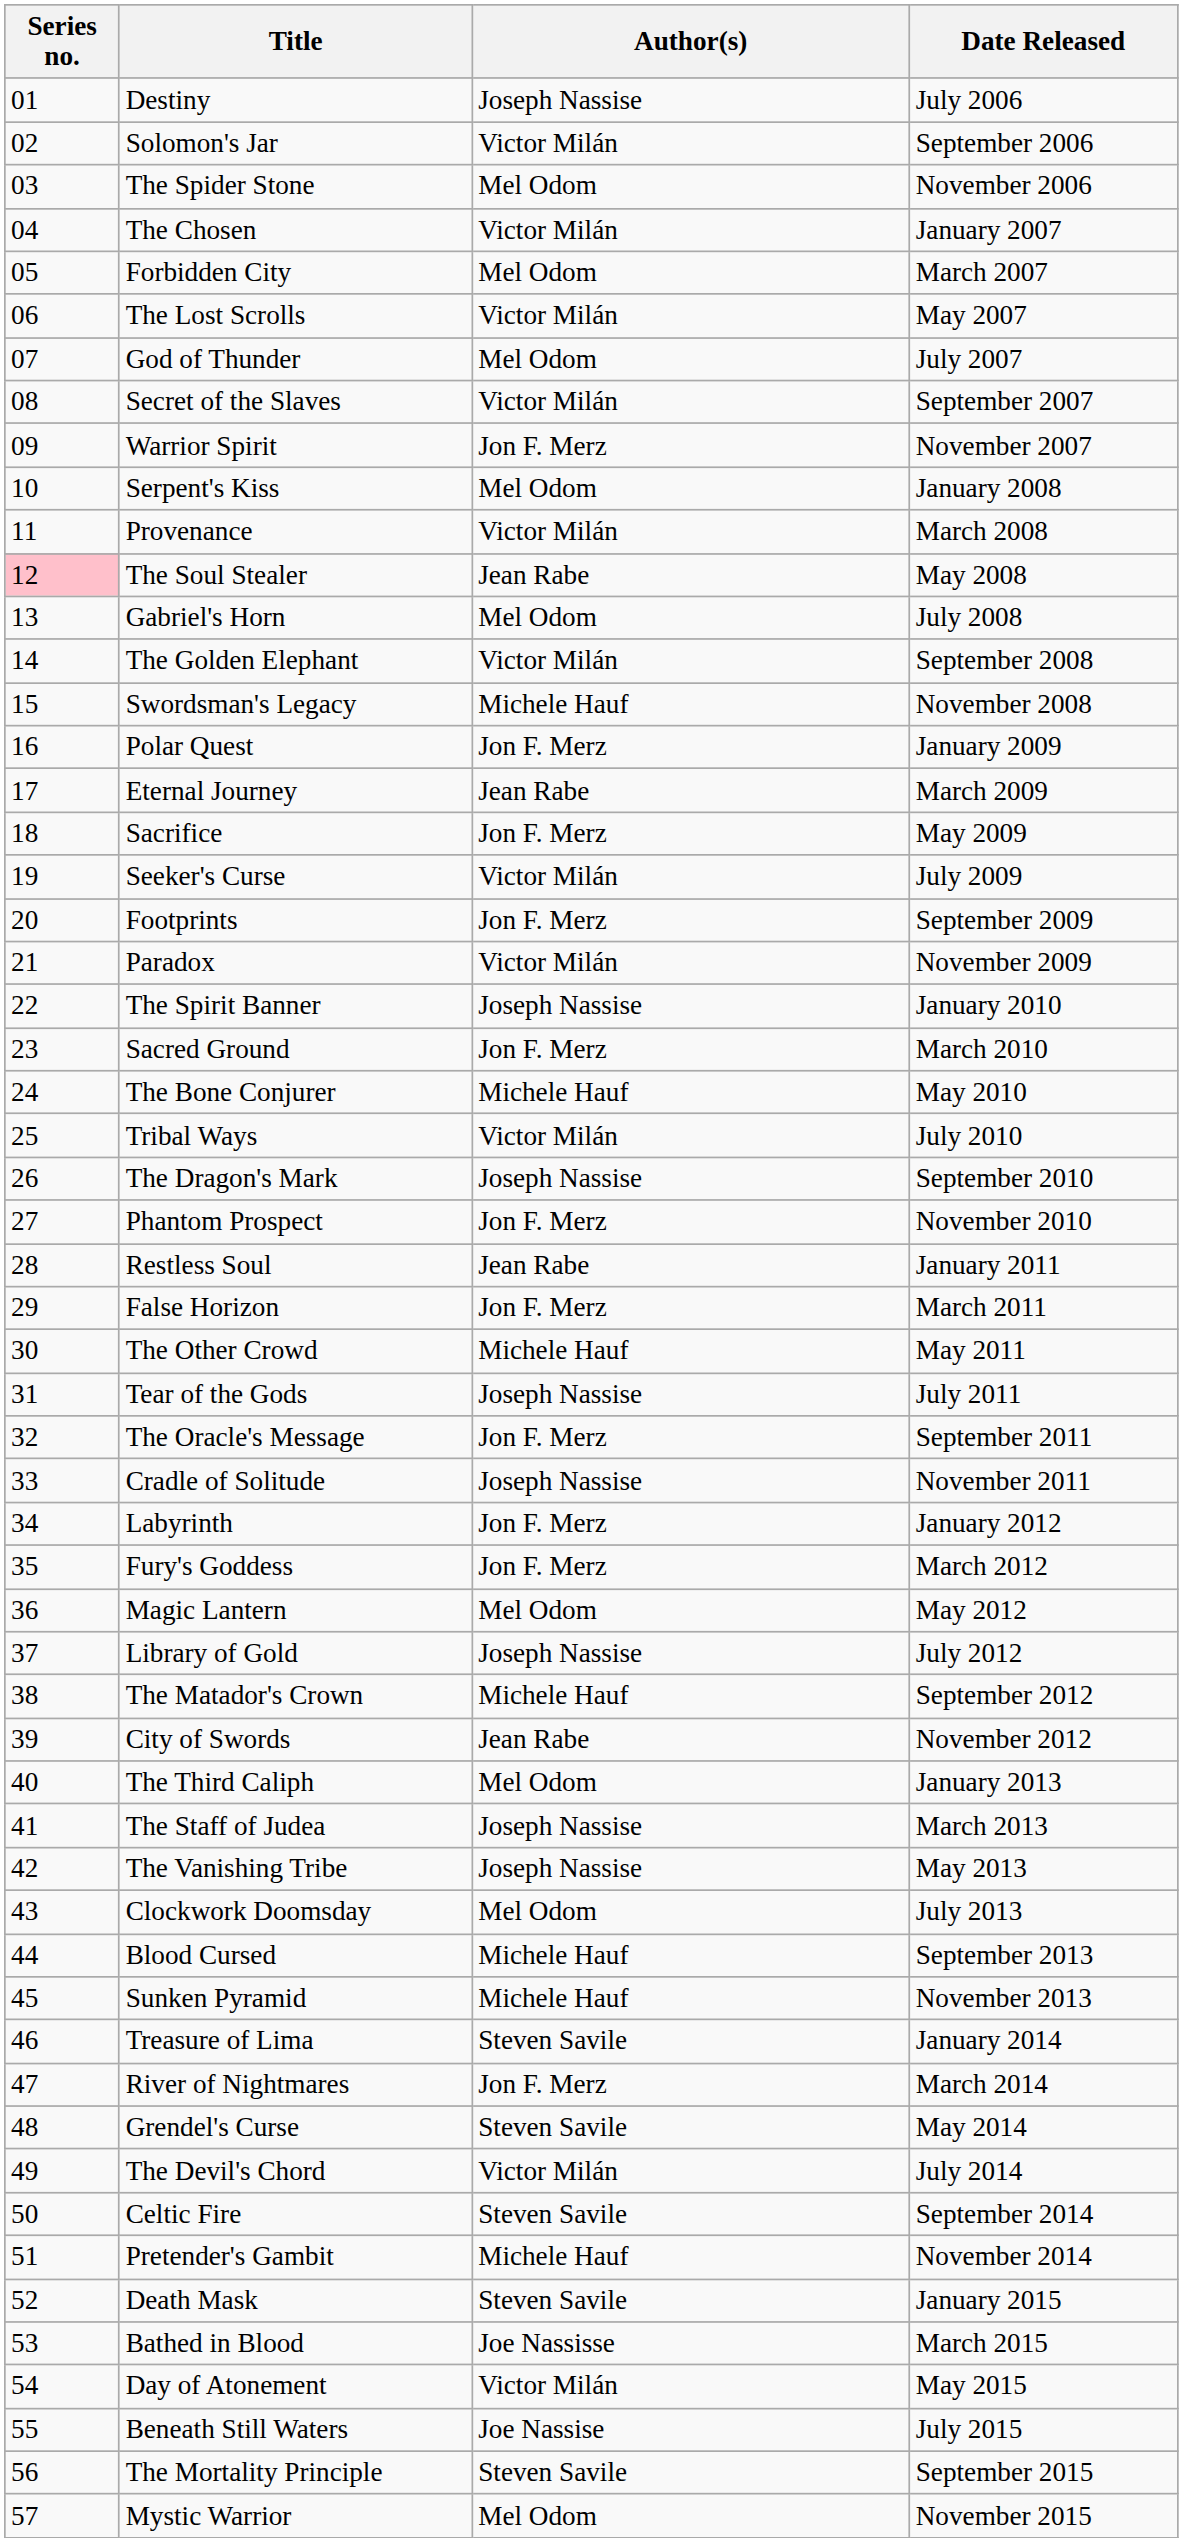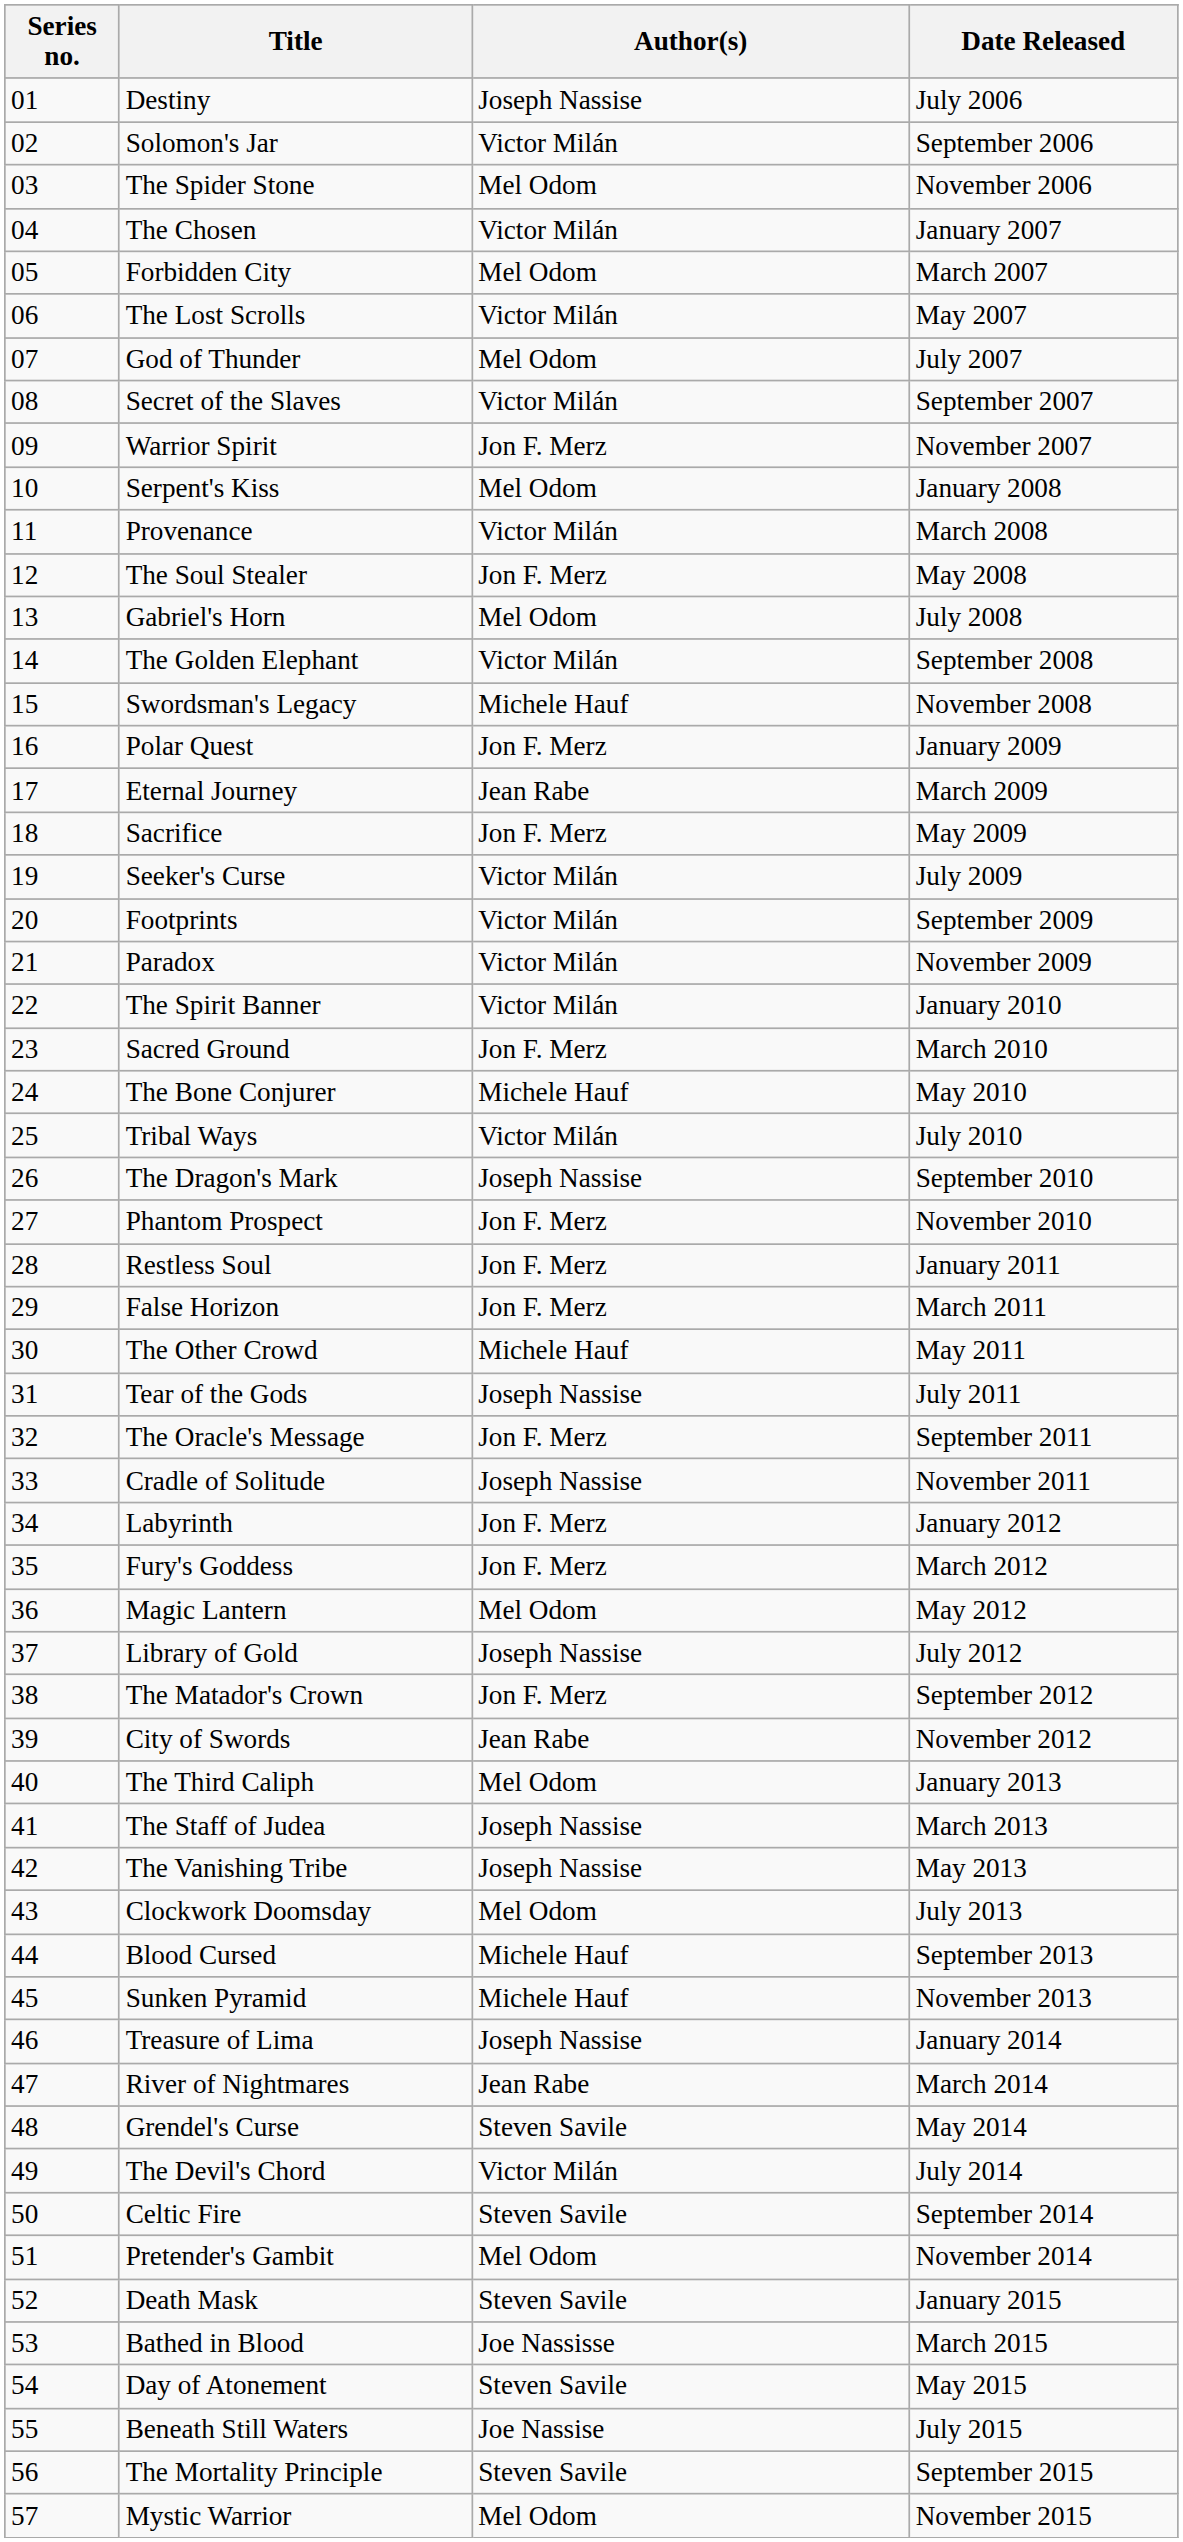(25, 574) pink background -> (25, 574) no background
(534, 574) Jean Rabe -> (542, 574) Jon F. Merz
(542, 919) Jon F. Merz -> (548, 919) Victor Milán
(560, 1005) Joseph Nassise -> (548, 1005) Victor Milán
(534, 1264) Jean Rabe -> (542, 1264) Jon F. Merz
(553, 1695) Michele Hauf -> (542, 1695) Jon F. Merz
(553, 2040) Steven Savile -> (560, 2040) Joseph Nassise
(542, 2084) Jon F. Merz -> (534, 2084) Jean Rabe
(553, 2256) Michele Hauf -> (538, 2256) Mel Odom
(548, 2386) Victor Milán -> (553, 2386) Steven Savile
